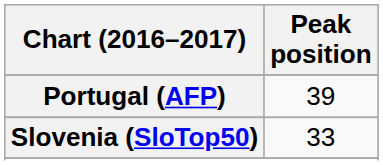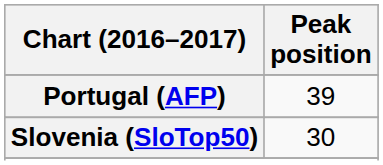(321, 137) 33 -> (321, 137) 30
